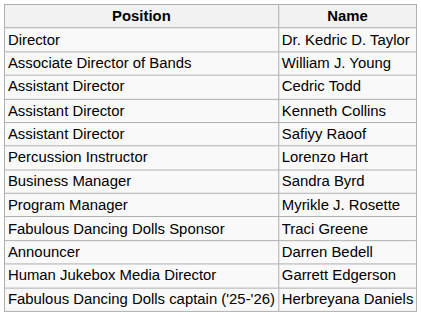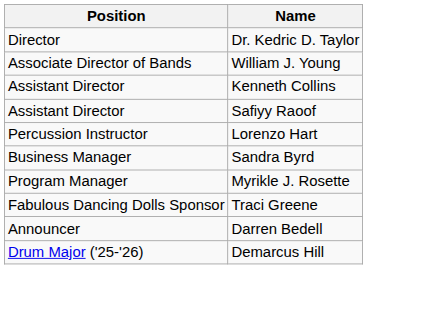- row: (321, 87)
- row: (339, 275)
+ row: (278, 252)
- row: (348, 299)
